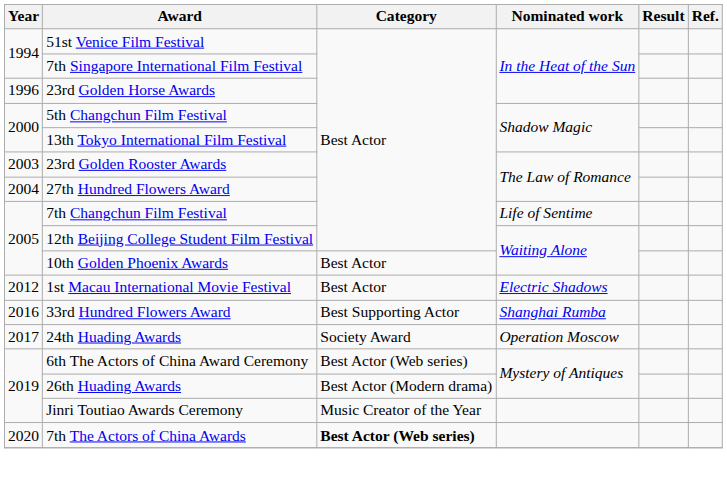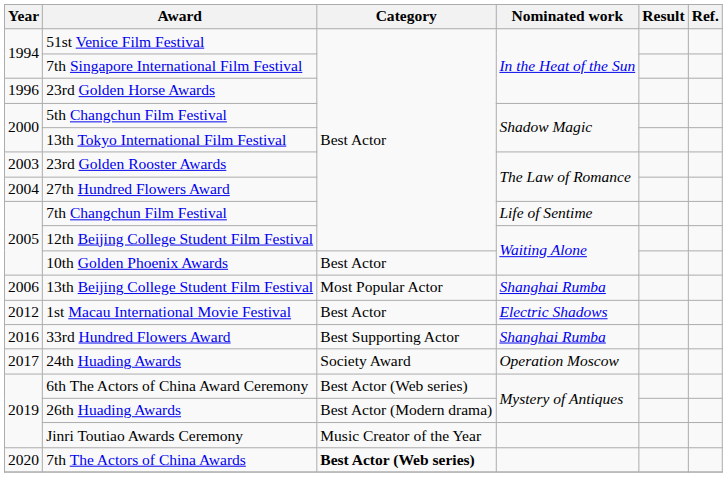+ row: (180, 287)
